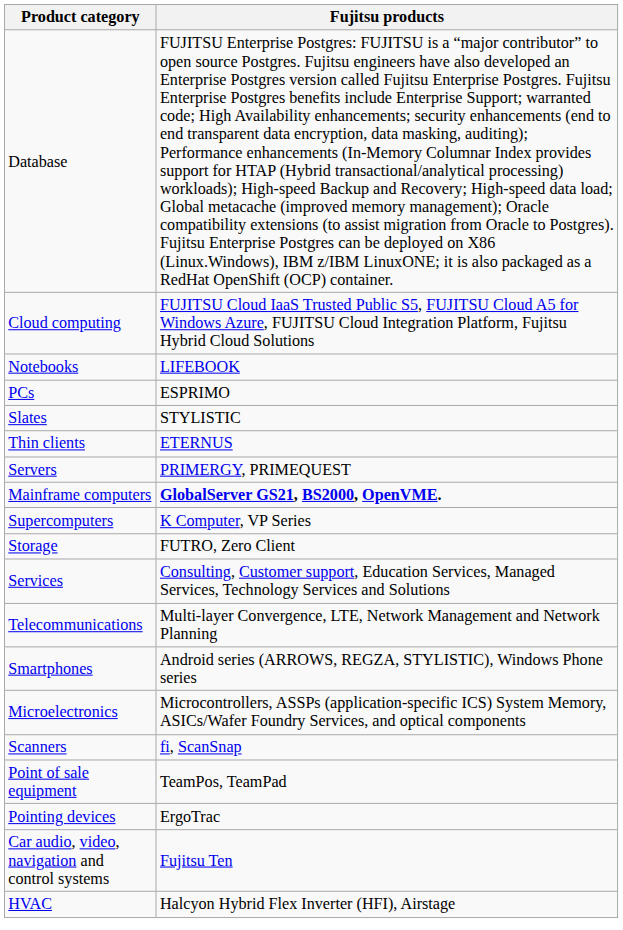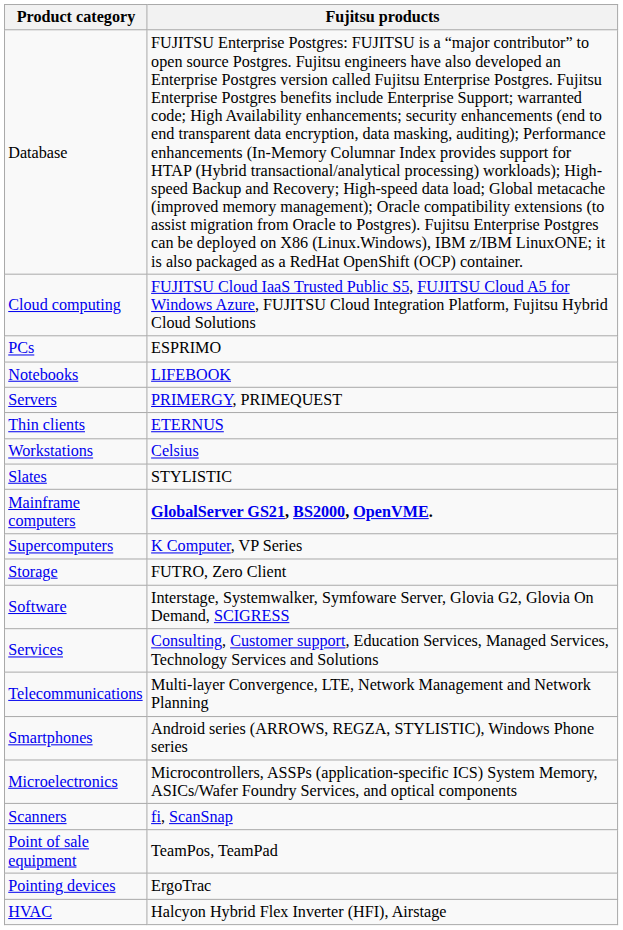rows swapped: (21, 392) <-> (43, 366)
rows swapped: (28, 418) <-> (32, 469)
+ row: (51, 451)
+ row: (37, 606)
- row: (64, 860)
